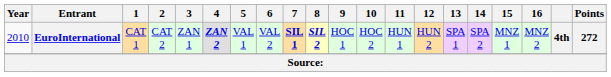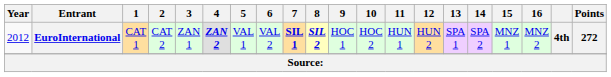(18, 37) 2010 -> (18, 37) 2012
